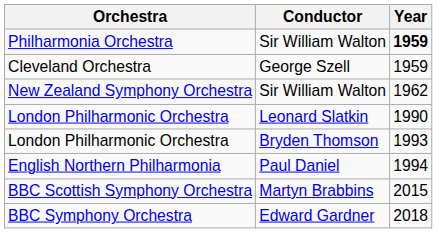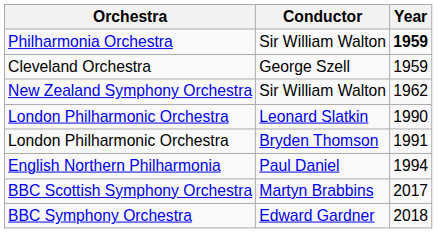(411, 141) 1993 -> (411, 141) 1991
(411, 191) 2015 -> (411, 191) 2017
